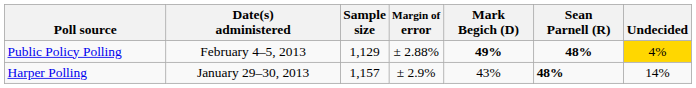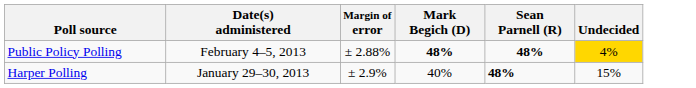- column: (365, 22)
(488, 51) 49% -> (440, 51) 48%
(488, 72) 43% -> (440, 72) 40%
(657, 72) 14% -> (609, 72) 15%
